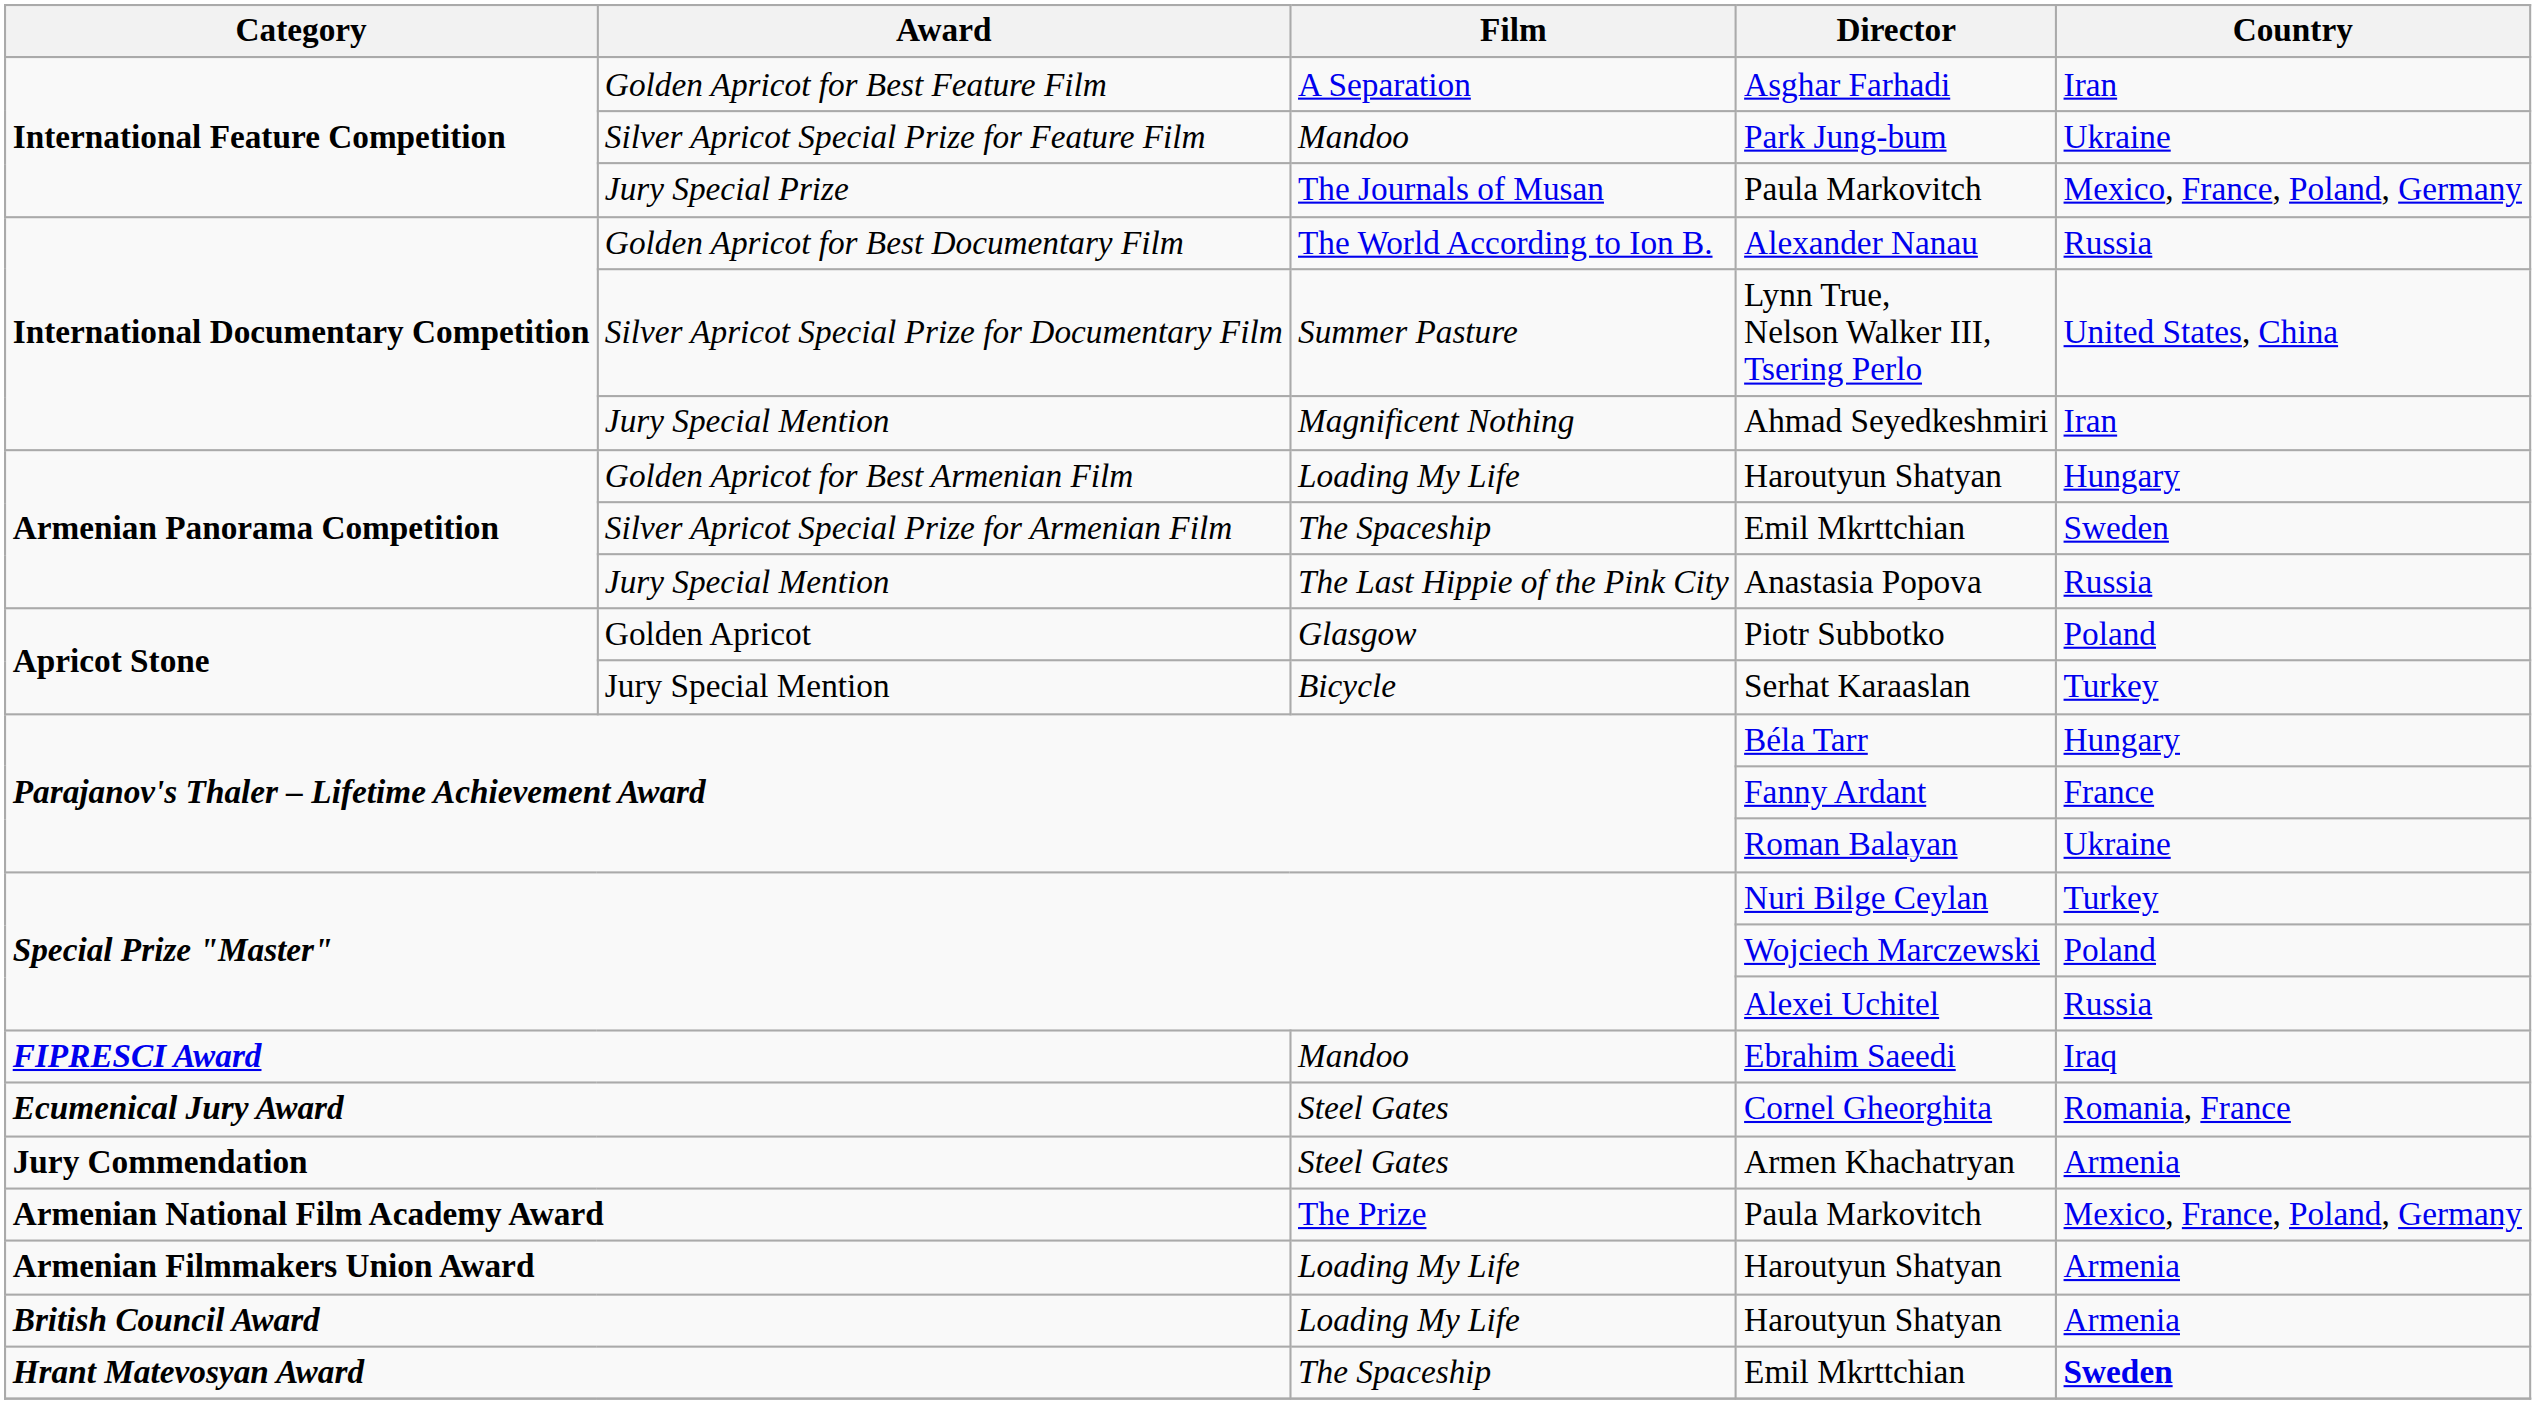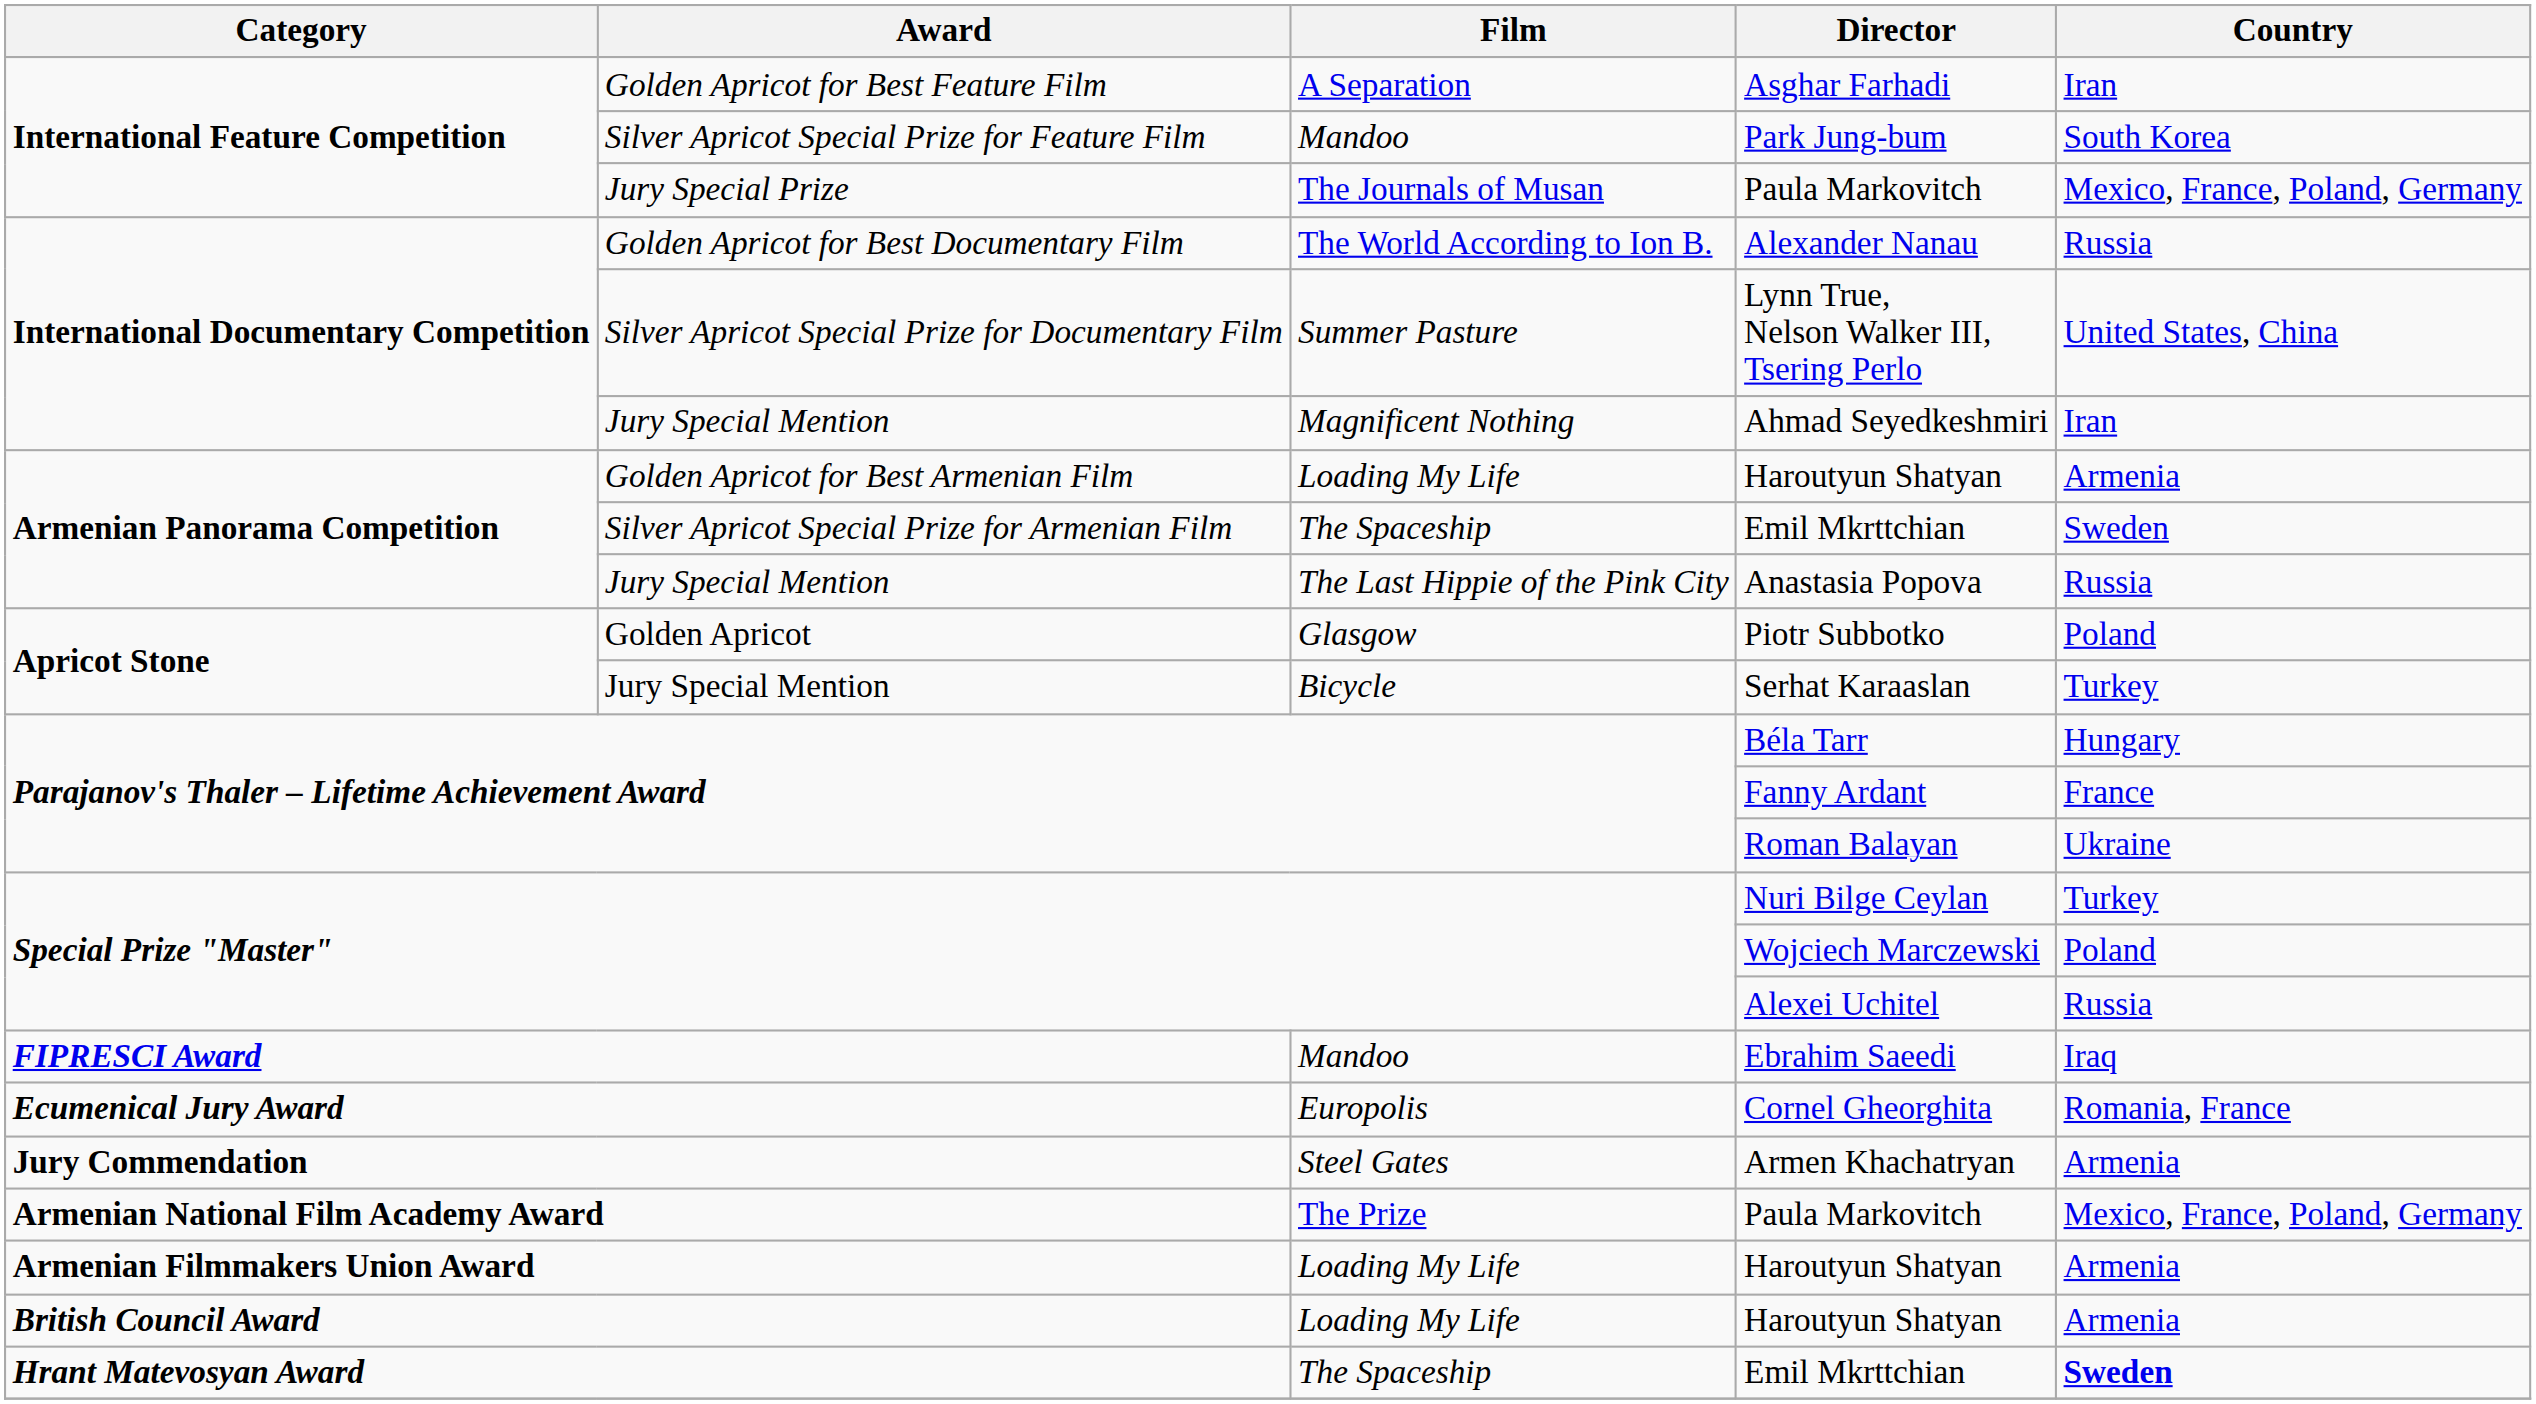(2117, 136) Ukraine -> (2147, 136) South Korea
(2122, 475) Hungary -> (2122, 475) Armenia
(1373, 1108) Steel Gates -> (1363, 1108) Europolis
